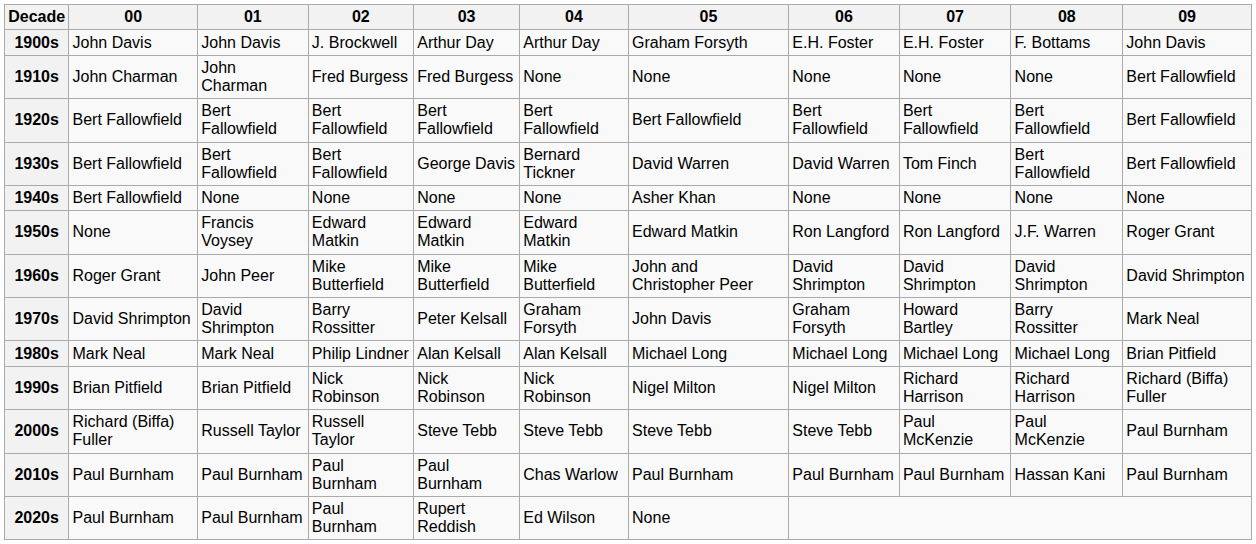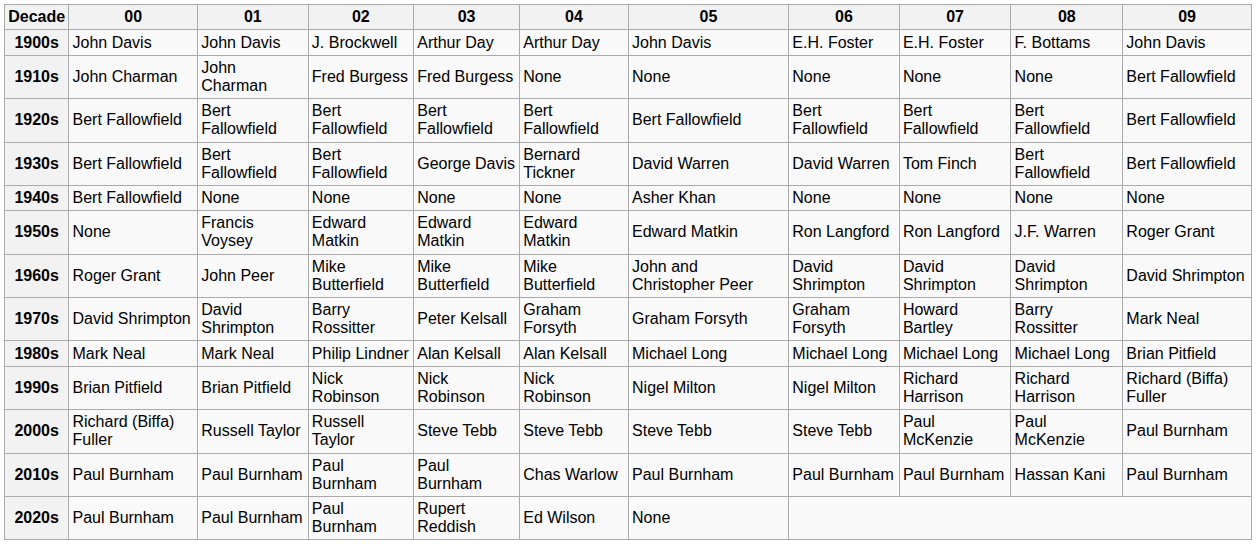(690, 42) Graham Forsyth -> (672, 42) John Davis
(672, 319) John Davis -> (690, 319) Graham Forsyth
